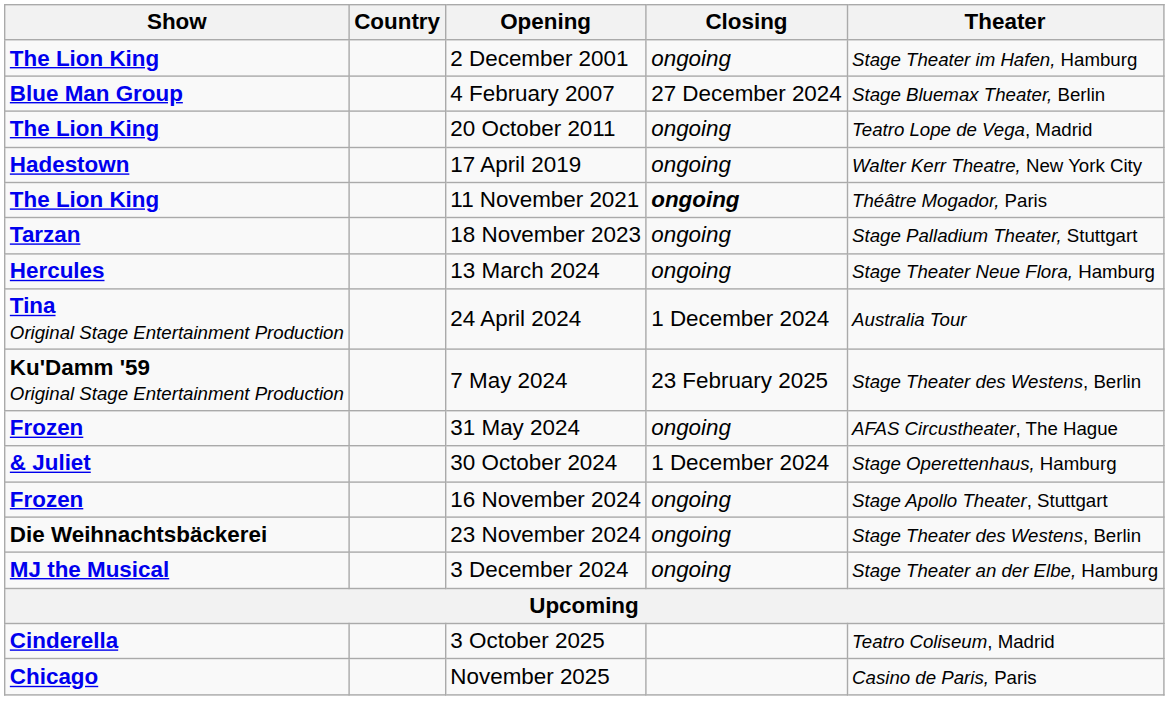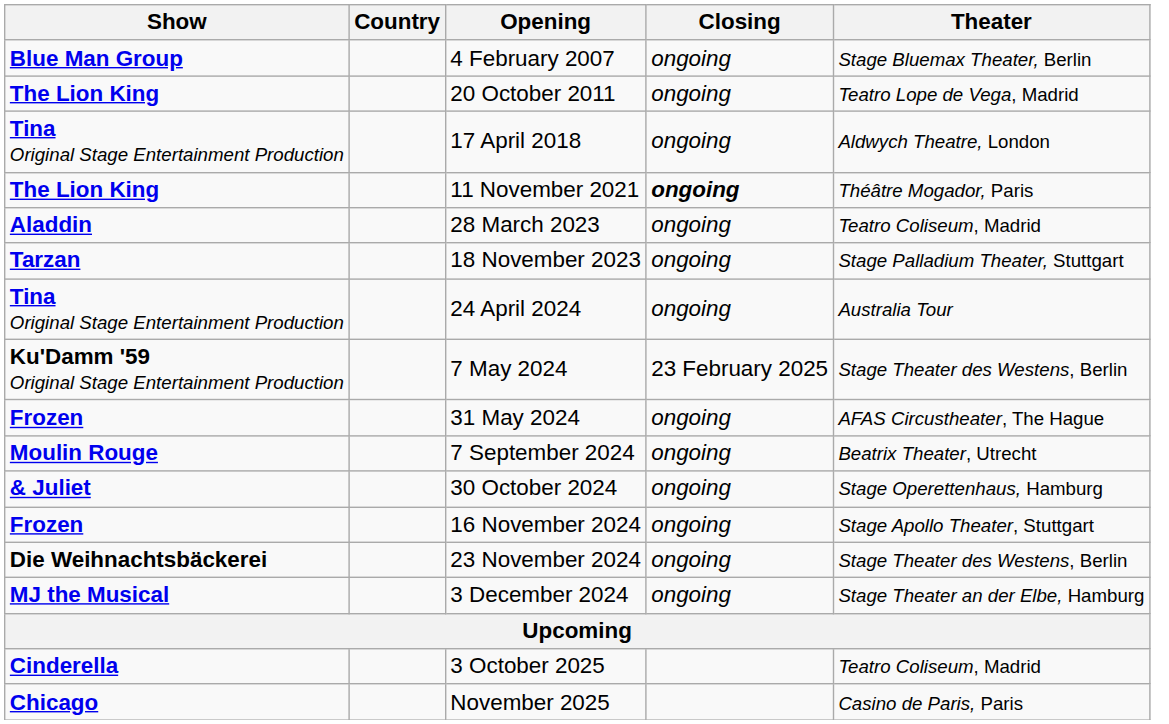- row: (539, 57)
(746, 93) 27 December 2024 -> (691, 57) ongoing
+ row: (516, 141)
- row: (516, 164)
+ row: (525, 225)
- row: (525, 270)
(740, 319) 1 December 2024 -> (691, 308) ongoing
+ row: (543, 453)
(740, 463) 1 December 2024 -> (691, 488) ongoing
